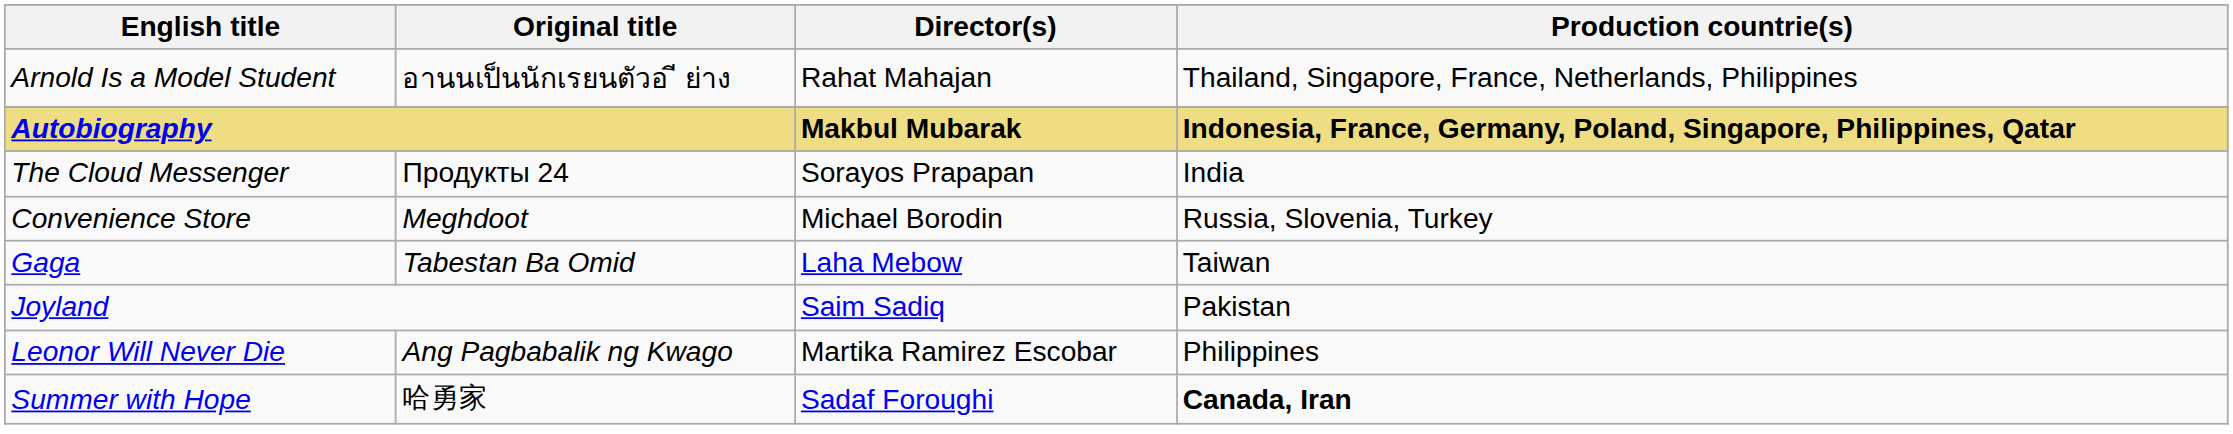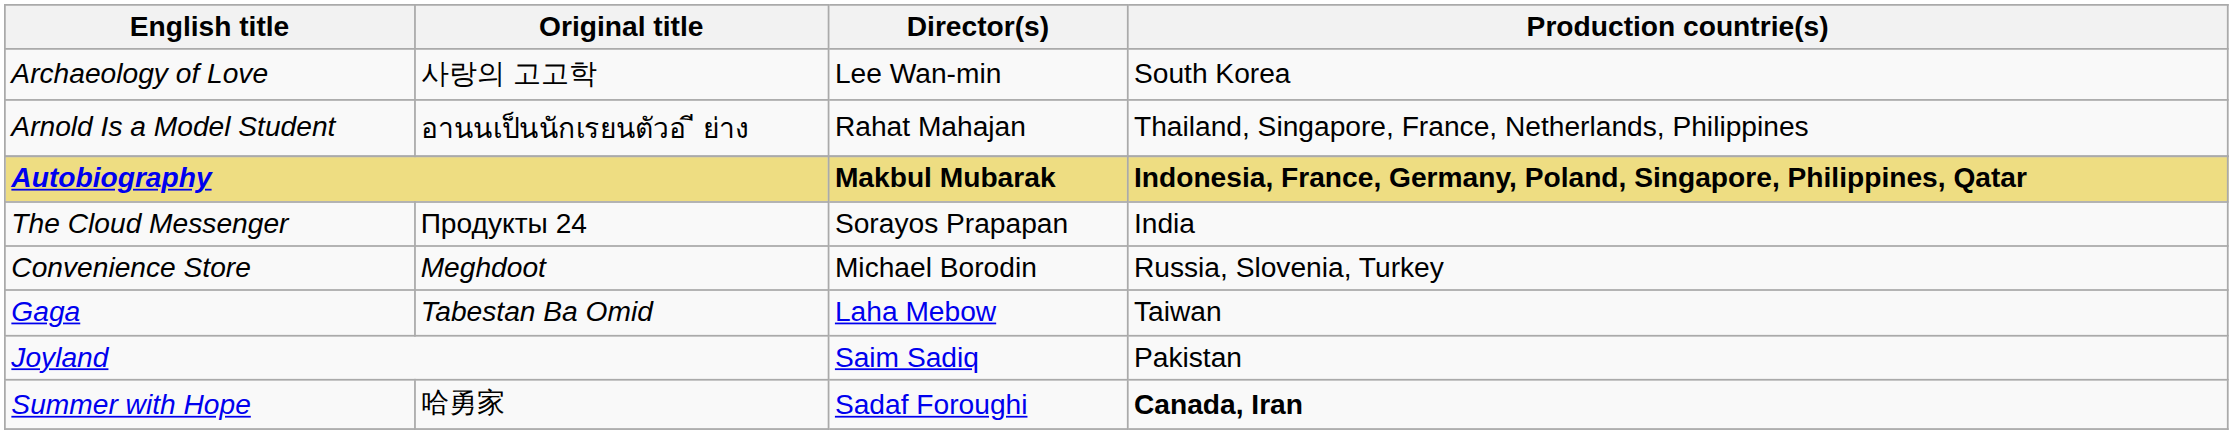+ row: (140, 74)
- row: (148, 351)
